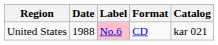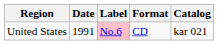(83, 31) 1988 -> (83, 31) 1991
